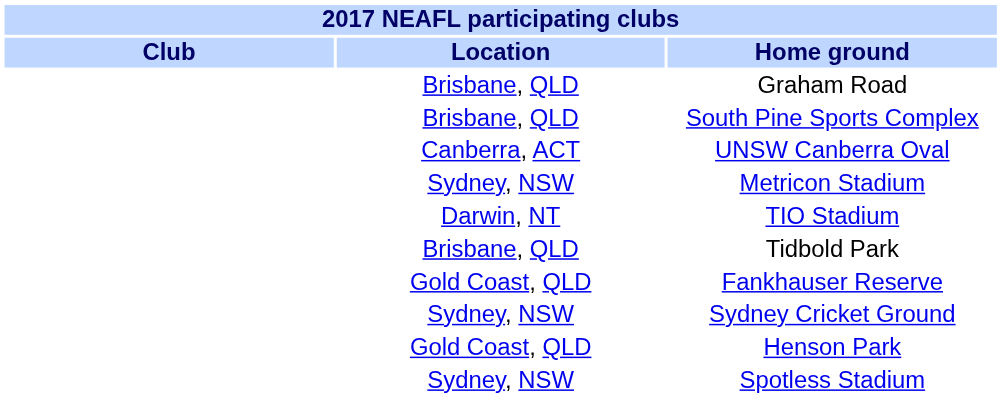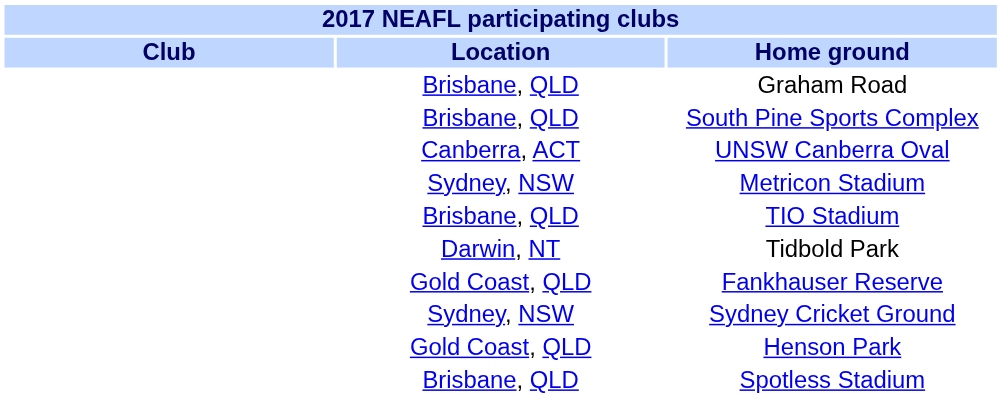(501, 216) Darwin, NT -> (501, 216) Brisbane, QLD
(501, 249) Brisbane, QLD -> (501, 249) Darwin, NT
(501, 380) Sydney, NSW -> (501, 380) Brisbane, QLD
